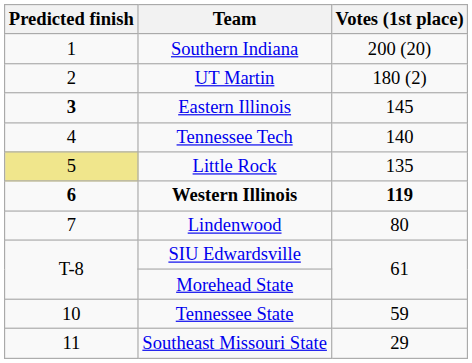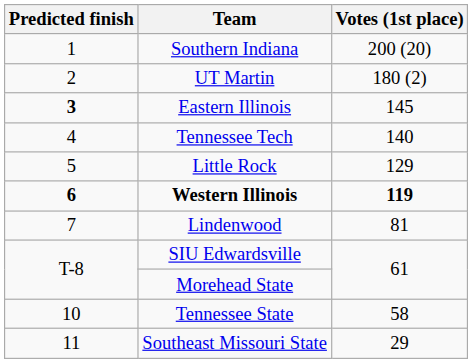(71, 166) khaki background -> (71, 166) no background
(400, 166) 135 -> (400, 166) 129
(400, 225) 80 -> (400, 225) 81
(400, 313) 59 -> (400, 313) 58
